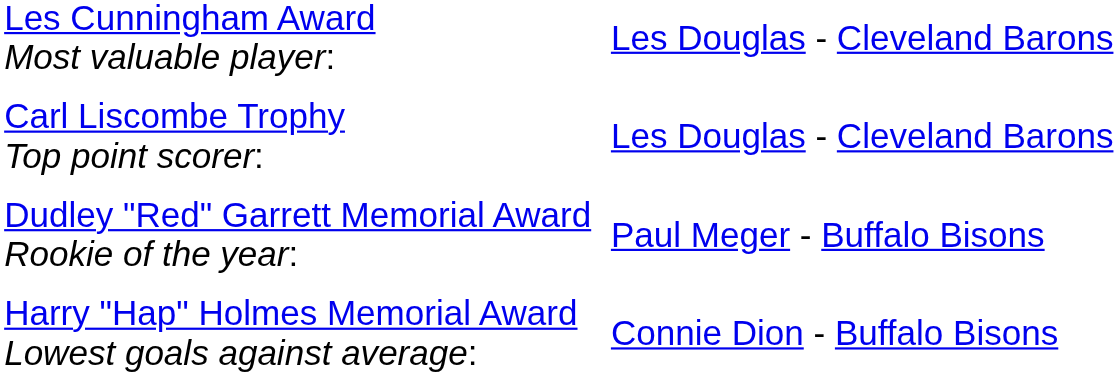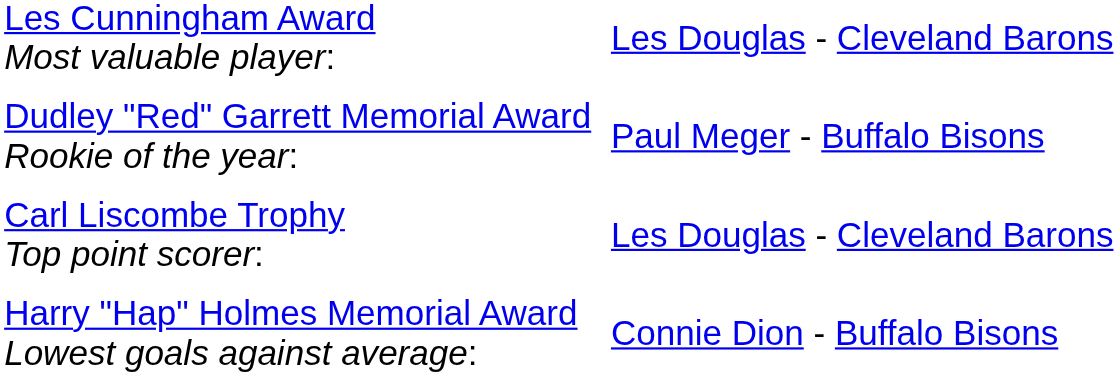rows swapped: (175, 136) <-> (298, 235)
